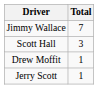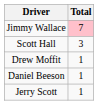(81, 28) no background -> (81, 28) pink background
+ row: (36, 76)
